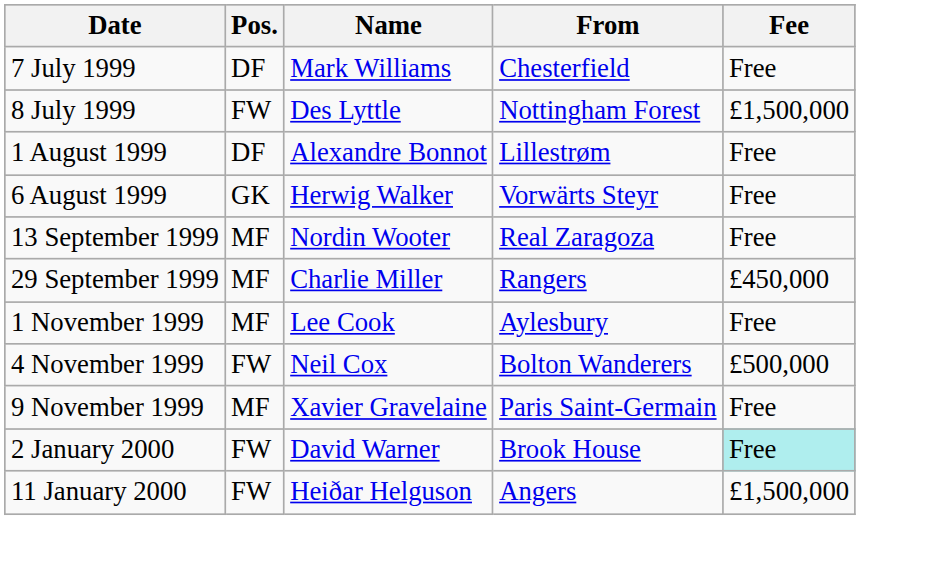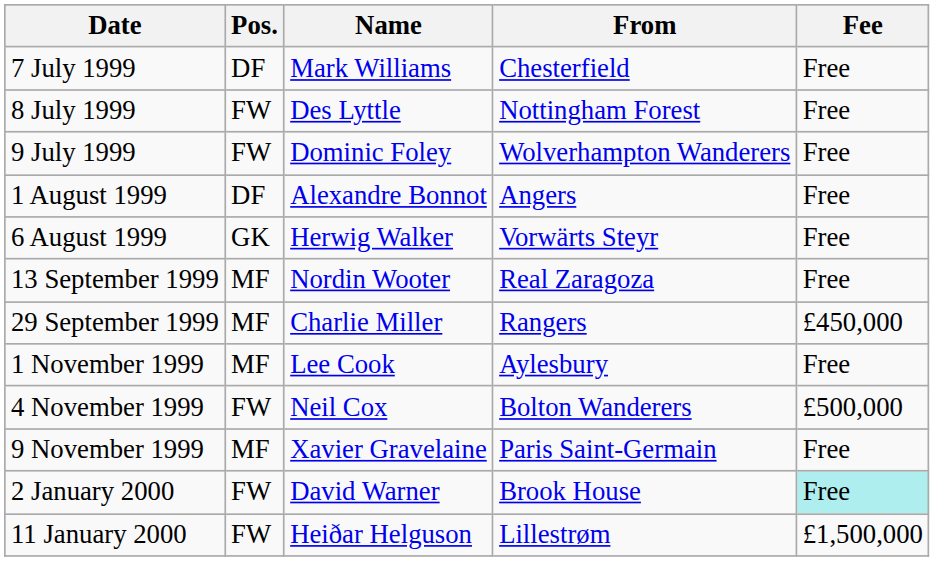(789, 110) £1,500,000 -> (826, 110) Free
+ row: (73, 152)
(555, 152) Lillestrøm -> (538, 195) Angers
(538, 491) Angers -> (555, 534) Lillestrøm
